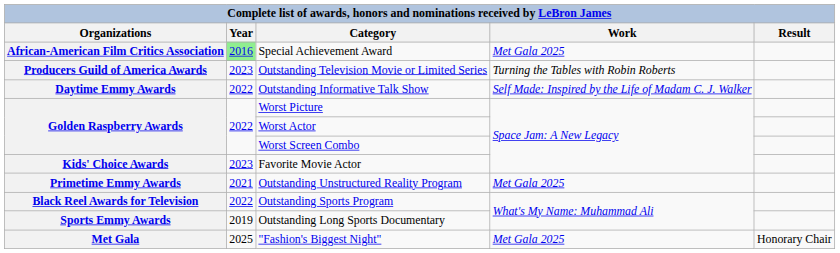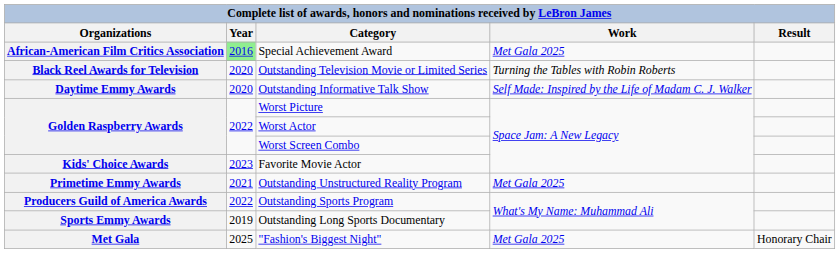(115, 70) Producers Guild of America Awards -> (115, 70) Black Reel Awards for Television
(241, 70) 2023 -> (241, 70) 2020
(241, 88) 2022 -> (241, 88) 2020
(115, 201) Black Reel Awards for Television -> (115, 201) Producers Guild of America Awards
